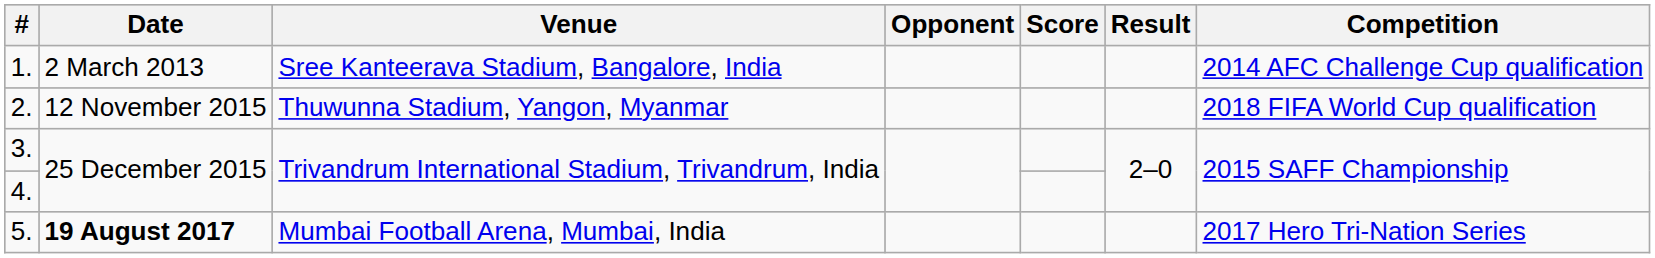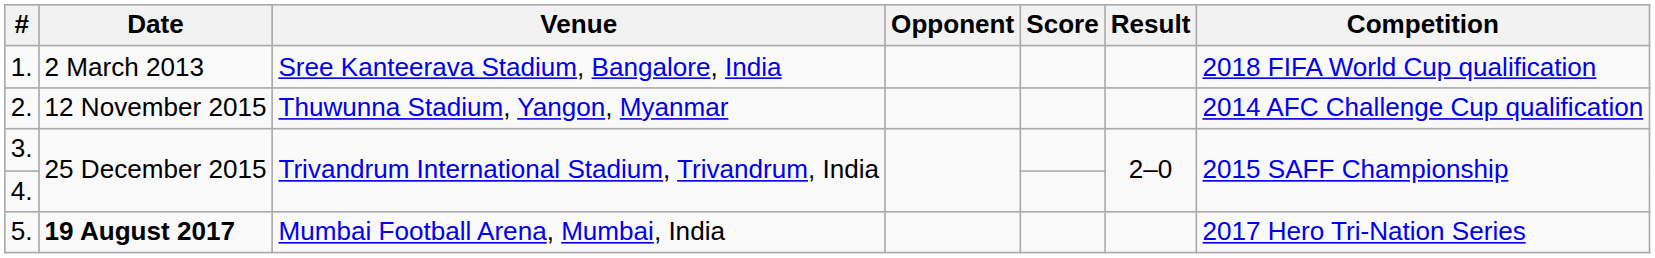(1423, 66) 2014 AFC Challenge Cup qualification -> (1399, 66) 2018 FIFA World Cup qualification
(1399, 107) 2018 FIFA World Cup qualification -> (1423, 107) 2014 AFC Challenge Cup qualification
